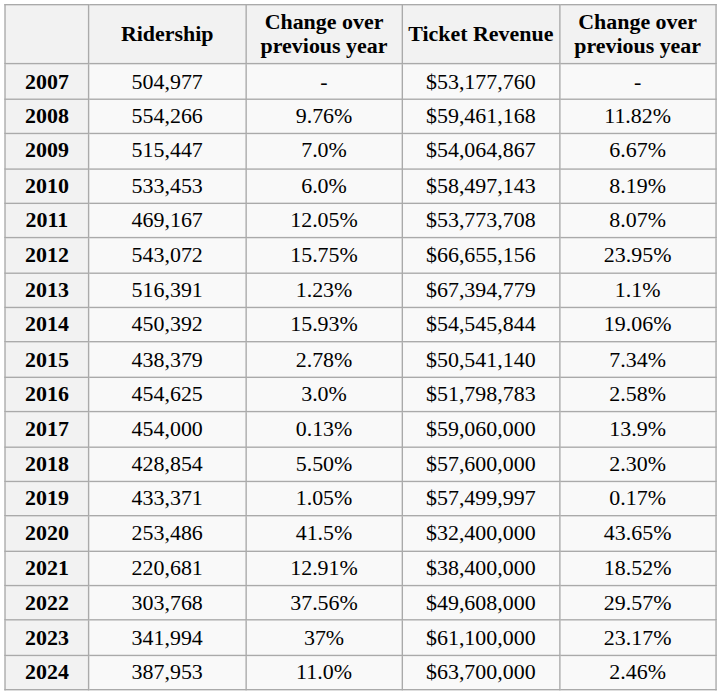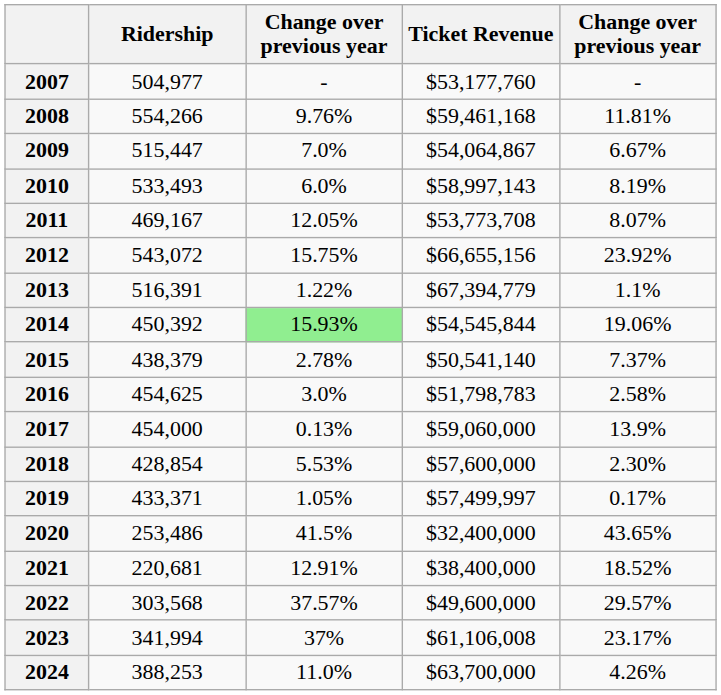(638, 116) 11.82% -> (638, 116) 11.81%
(167, 185) 533,453 -> (167, 185) 533,493
(481, 185) $58,497,143 -> (481, 185) $58,997,143
(638, 255) 23.95% -> (638, 255) 23.92%
(324, 289) 1.23% -> (324, 289) 1.22%
(324, 324) no background -> (324, 324) lightgreen background
(638, 359) 7.34% -> (638, 359) 7.37%
(324, 463) 5.50% -> (324, 463) 5.53%
(167, 602) 303,768 -> (167, 602) 303,568
(324, 602) 37.56% -> (324, 602) 37.57%
(481, 602) $49,608,000 -> (481, 602) $49,600,000
(481, 637) $61,100,000 -> (481, 637) $61,106,008
(167, 672) 387,953 -> (167, 672) 388,253
(638, 672) 2.46% -> (638, 672) 4.26%
